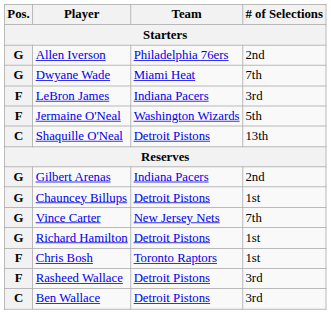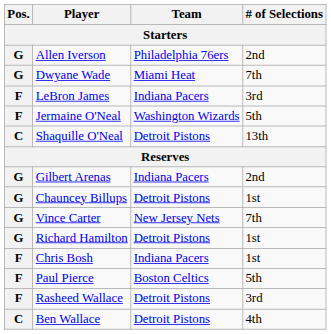(175, 258) Toronto Raptors -> (171, 258) Indiana Pacers
+ row: (65, 278)
(254, 298) 3rd -> (254, 319) 4th
